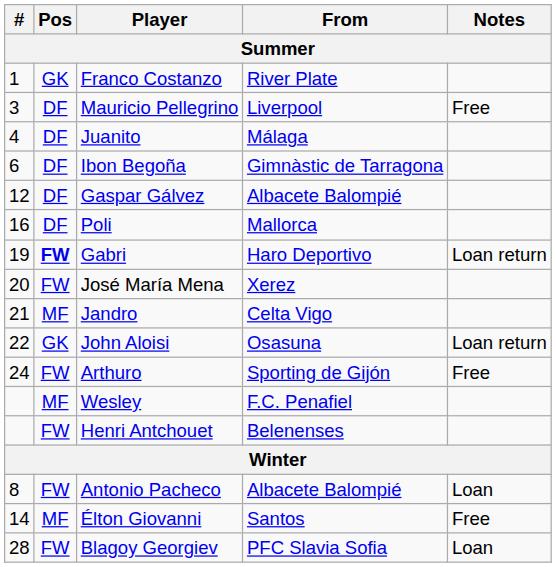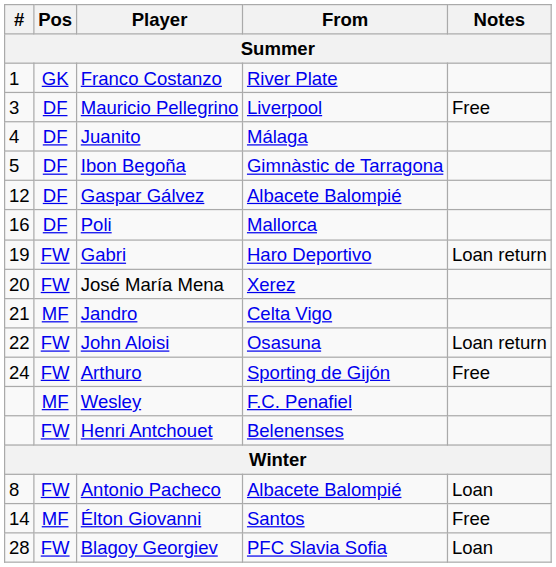(14, 166) 6 -> (14, 166) 5
(55, 254) bold -> (55, 254) normal
(55, 342) GK -> (55, 342) FW
